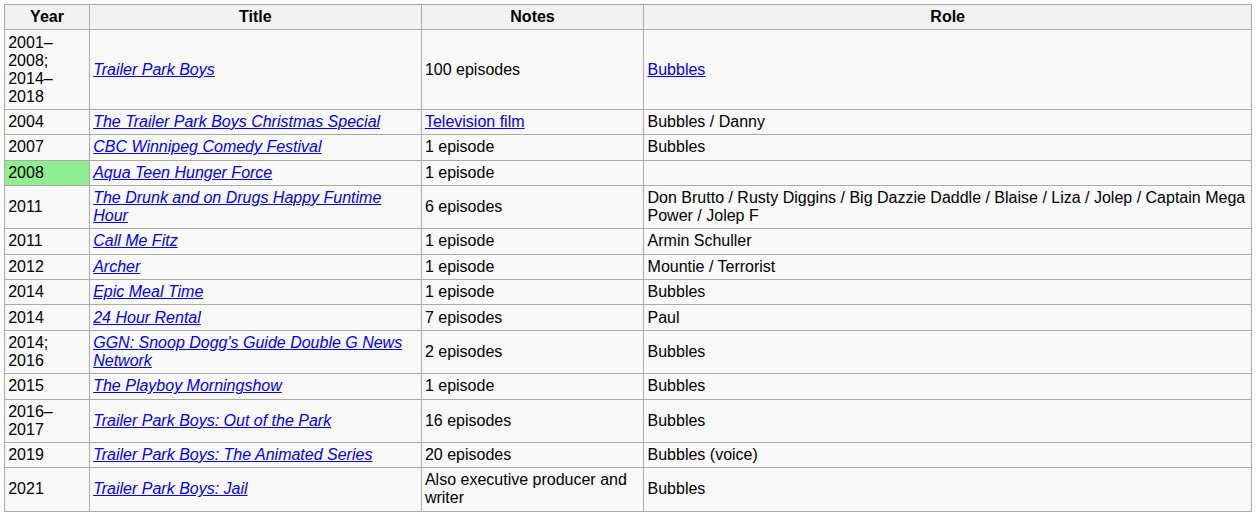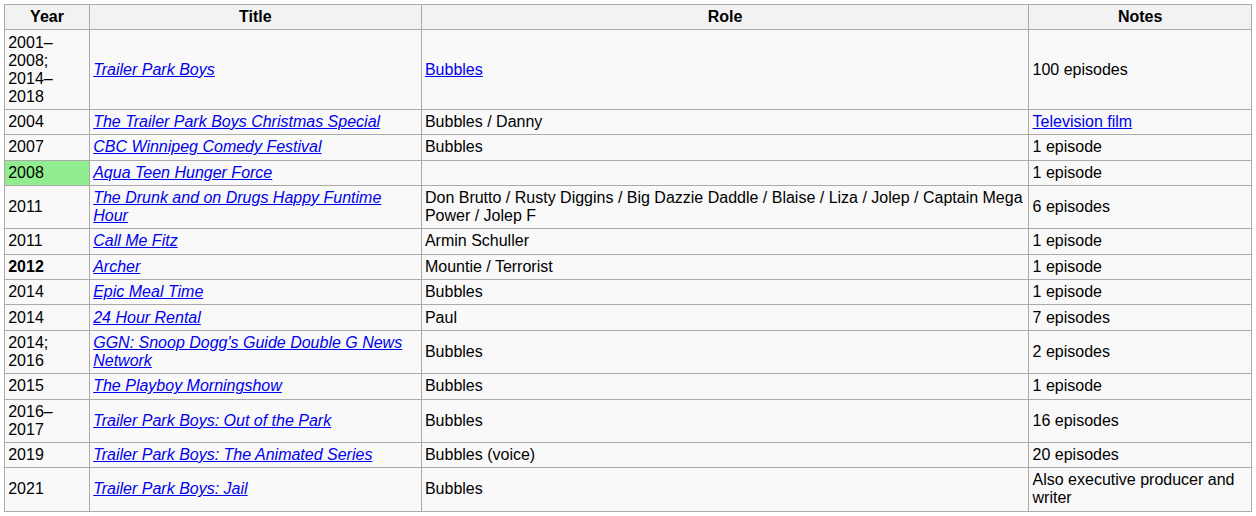columns swapped: (948, 17) <-> (533, 17)
(26, 266) normal -> (26, 266) bold
